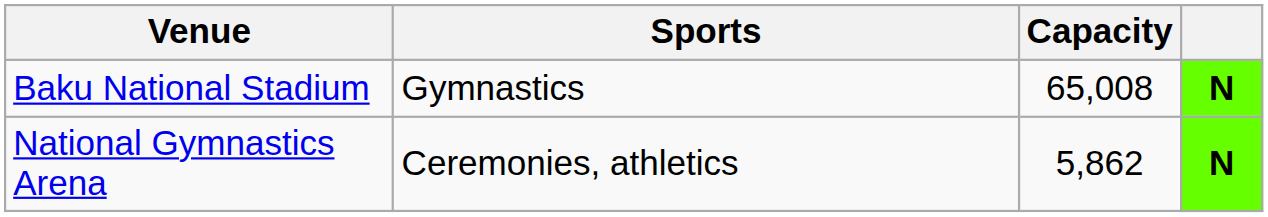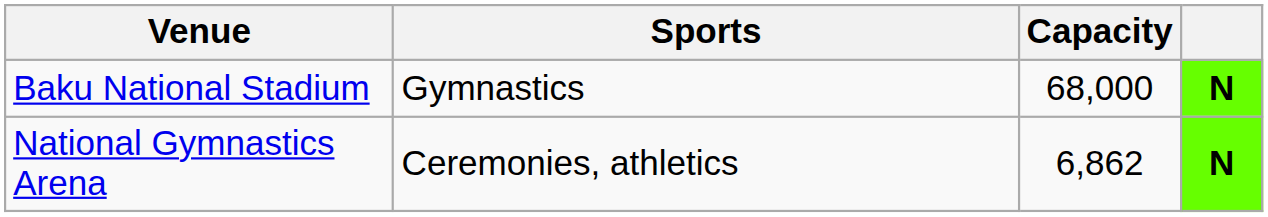(1100, 87) 65,008 -> (1100, 87) 68,000
(1100, 163) 5,862 -> (1100, 163) 6,862
